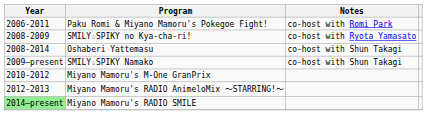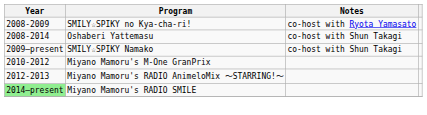- row: (168, 24)
